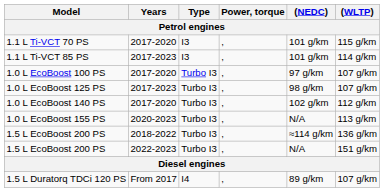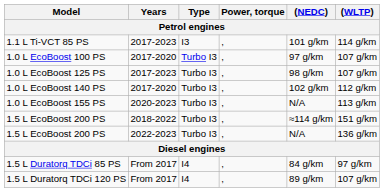- row: (48, 42)
(357, 133) 136 g/km -> (357, 118) 151 g/km
(357, 149) 151 g/km -> (357, 133) 136 g/km
+ row: (64, 164)
